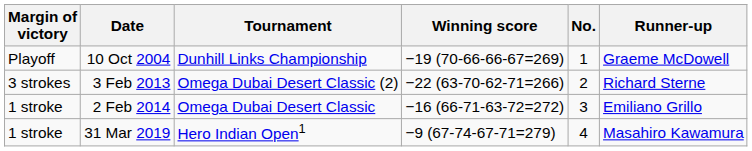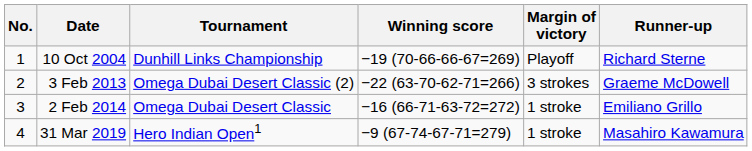columns swapped: (584, 25) <-> (43, 25)
(666, 58) Graeme McDowell -> (654, 58) Richard Sterne
(654, 83) Richard Sterne -> (666, 83) Graeme McDowell
